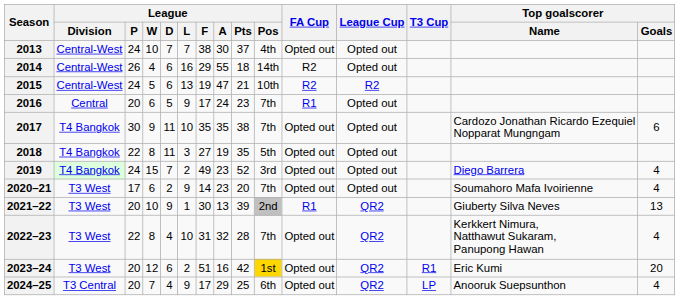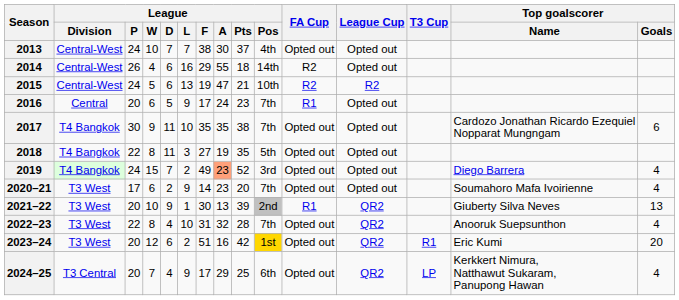(223, 170) no background -> (223, 170) lightsalmon background
(505, 237) Kerkkert Nimura, Natthawut Sukaram, Panupong Hawan -> (510, 224) Anooruk Suepsunthon
(510, 286) Anooruk Suepsunthon -> (505, 273) Kerkkert Nimura, Natthawut Sukaram, Panupong Hawan
